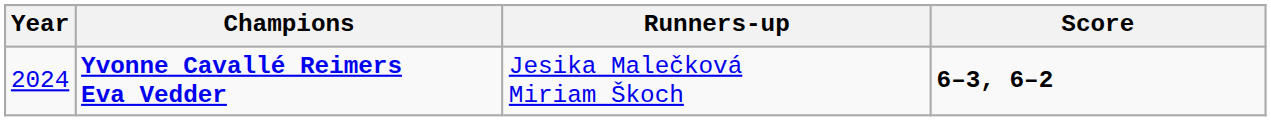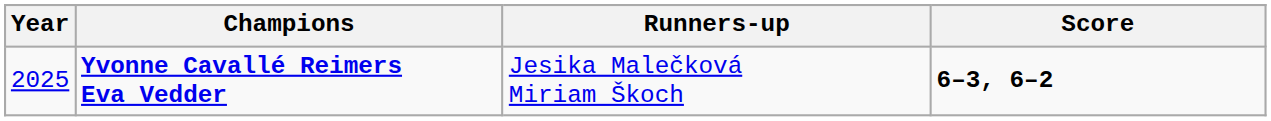(40, 81) 2024 -> (40, 81) 2025
